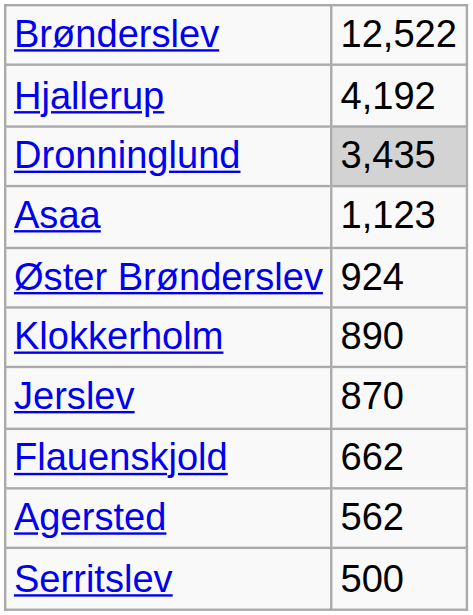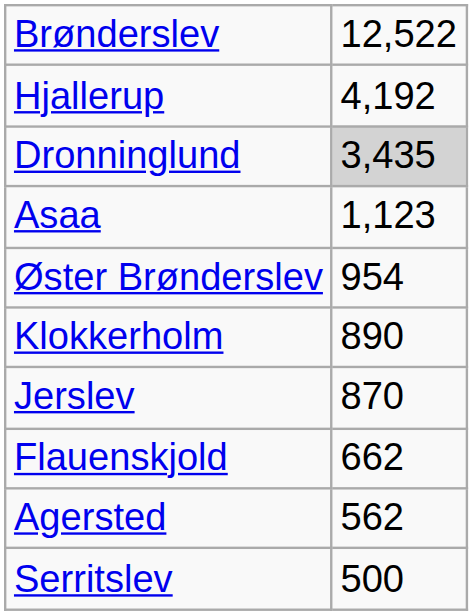(372, 276) 924 -> (372, 276) 954
